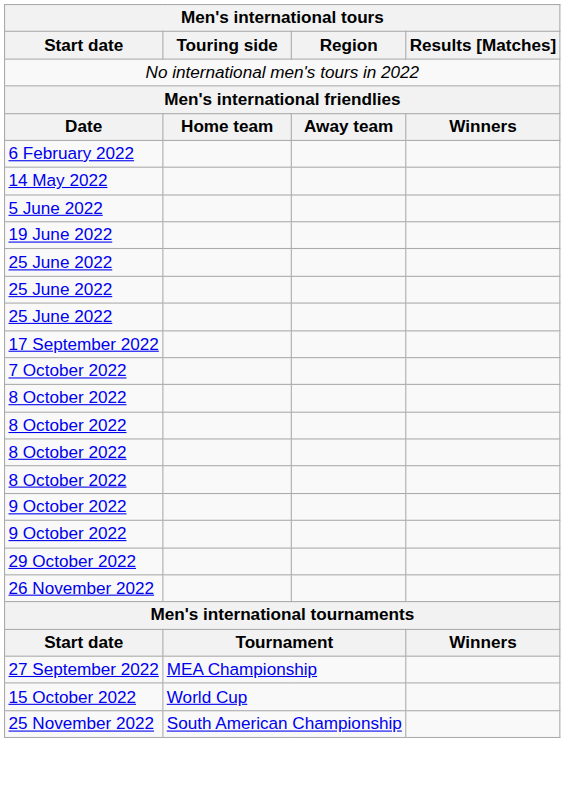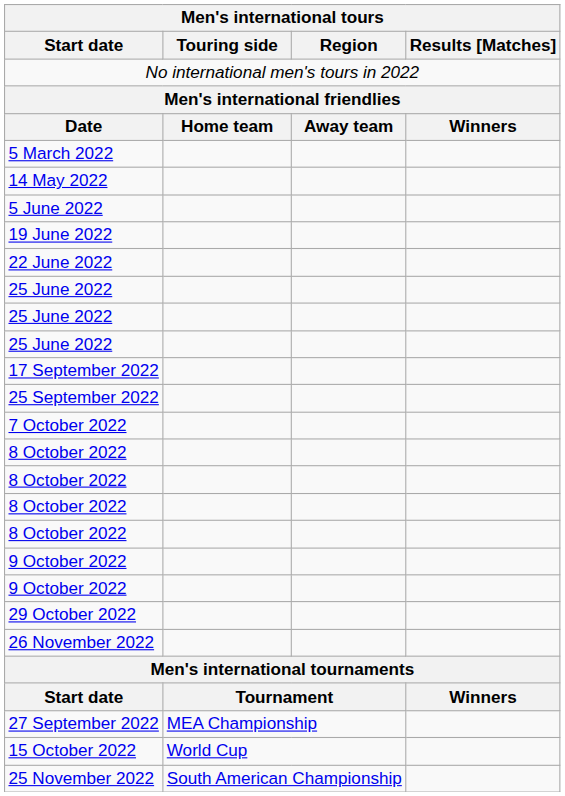- row: (71, 153)
+ row: (61, 153)
+ row: (60, 262)
+ row: (84, 398)
